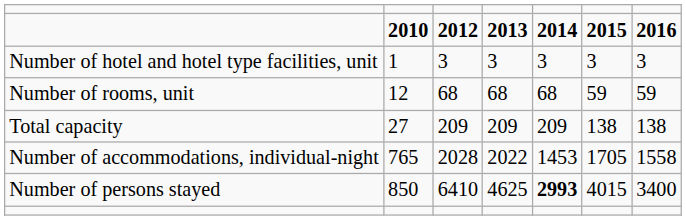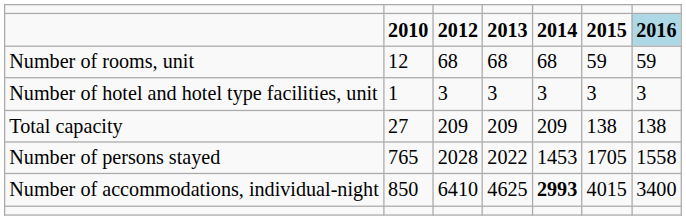(656, 29) no background -> (656, 29) lightblue background
rows swapped: (393, 61) <-> (398, 93)
(194, 157) Number of accommodations, individual-night -> (115, 157) Number of persons stayed
(115, 189) Number of persons stayed -> (194, 189) Number of accommodations, individual-night
